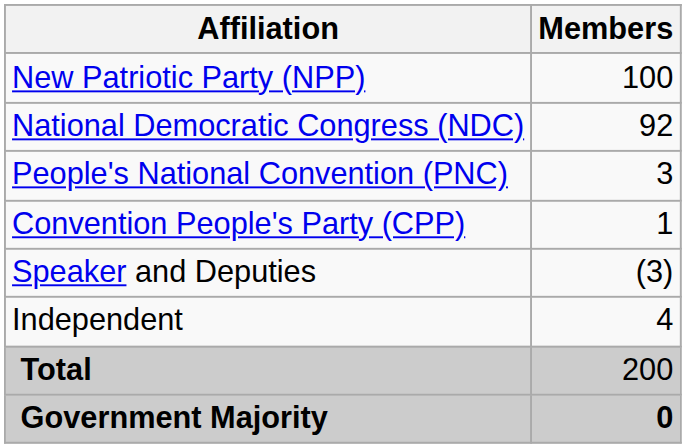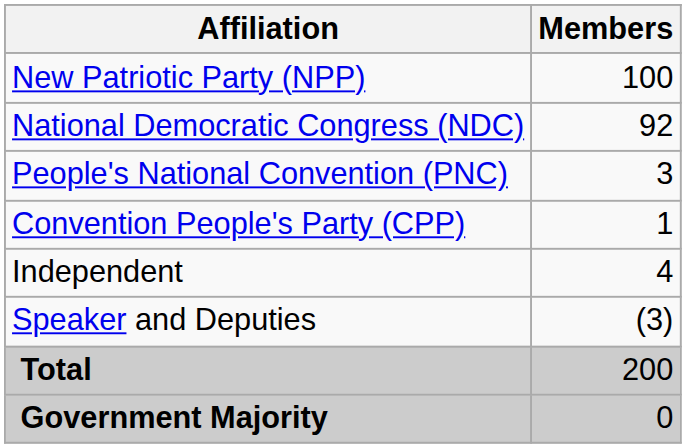rows swapped: (97, 321) <-> (164, 272)
(665, 418) bold -> (665, 418) normal
